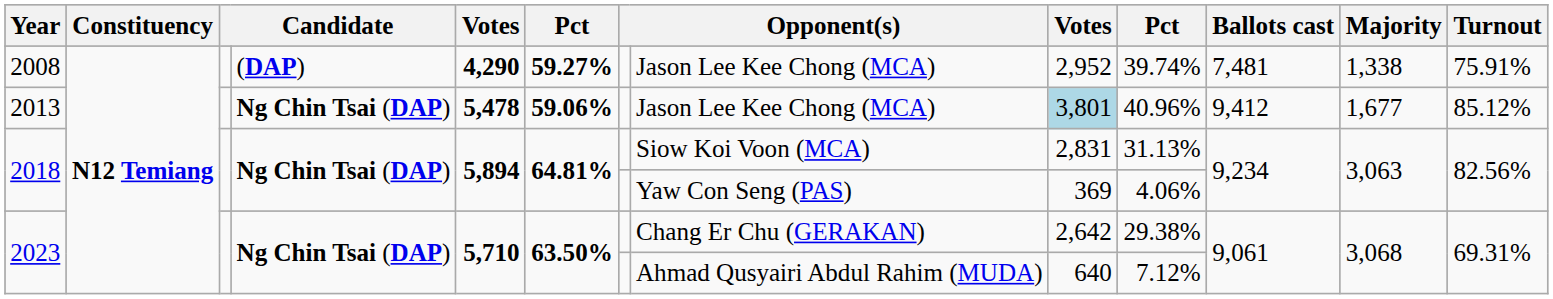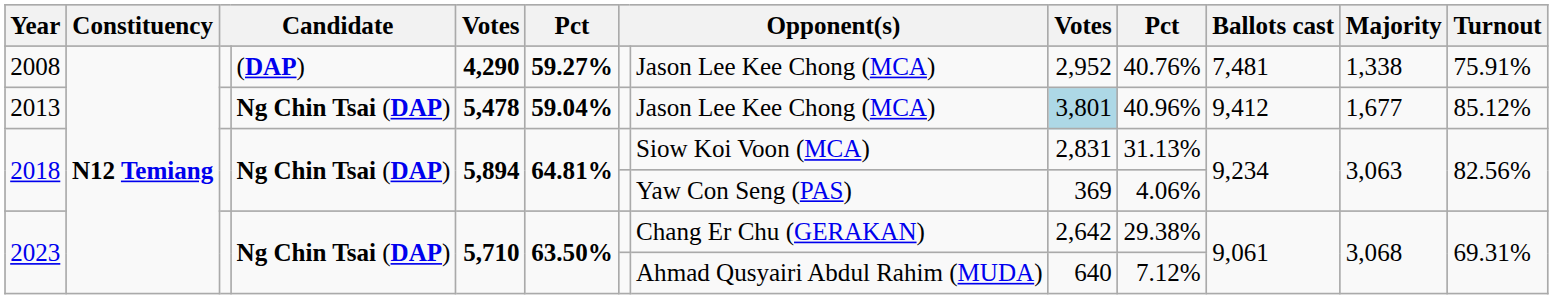(1162, 66) 39.74% -> (1162, 66) 40.76%
(572, 107) 59.06% -> (572, 107) 59.04%
